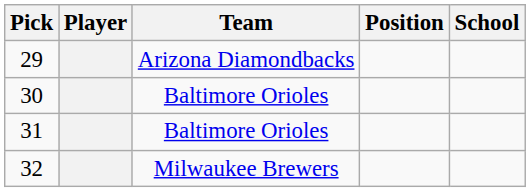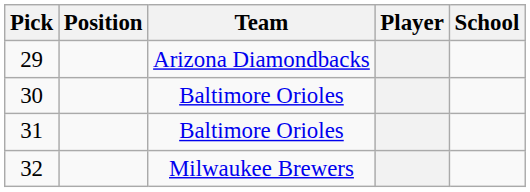columns swapped: (96, 22) <-> (404, 22)
